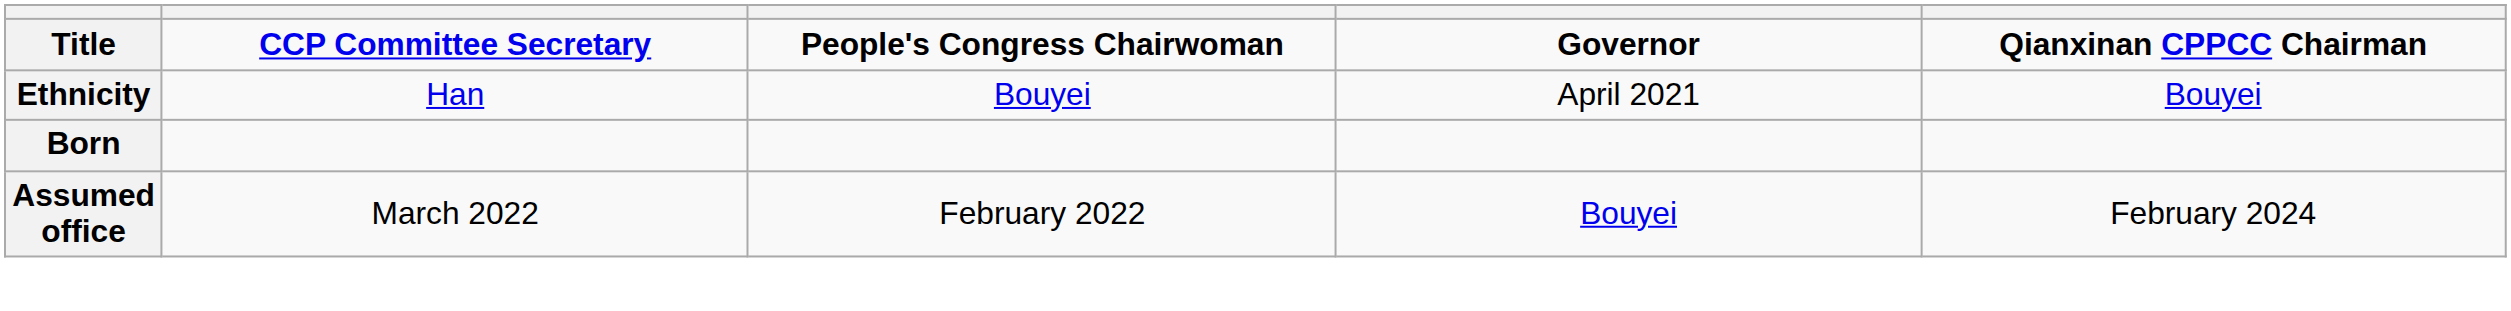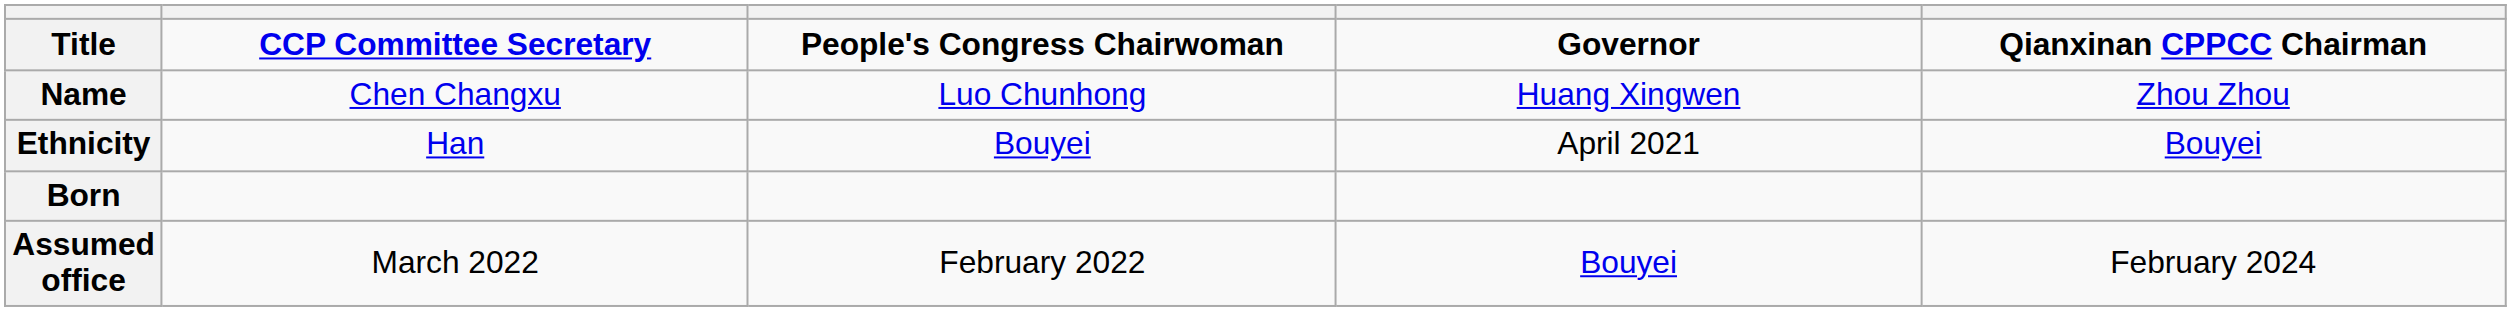+ row: (84, 94)
